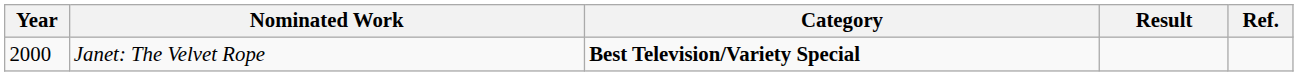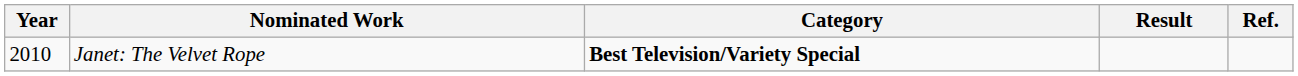(30, 53) 2000 -> (30, 53) 2010
